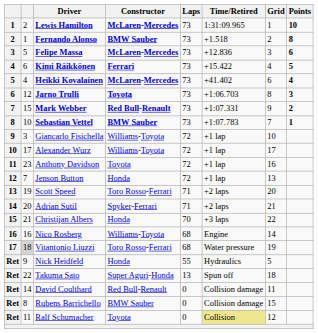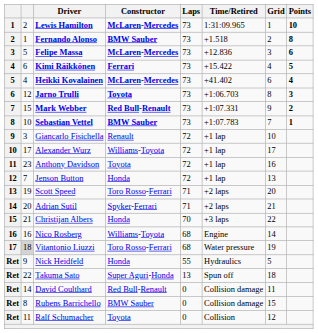(136, 136) Williams-Toyota -> (121, 136) Renault
(220, 317) khaki background -> (220, 317) no background
